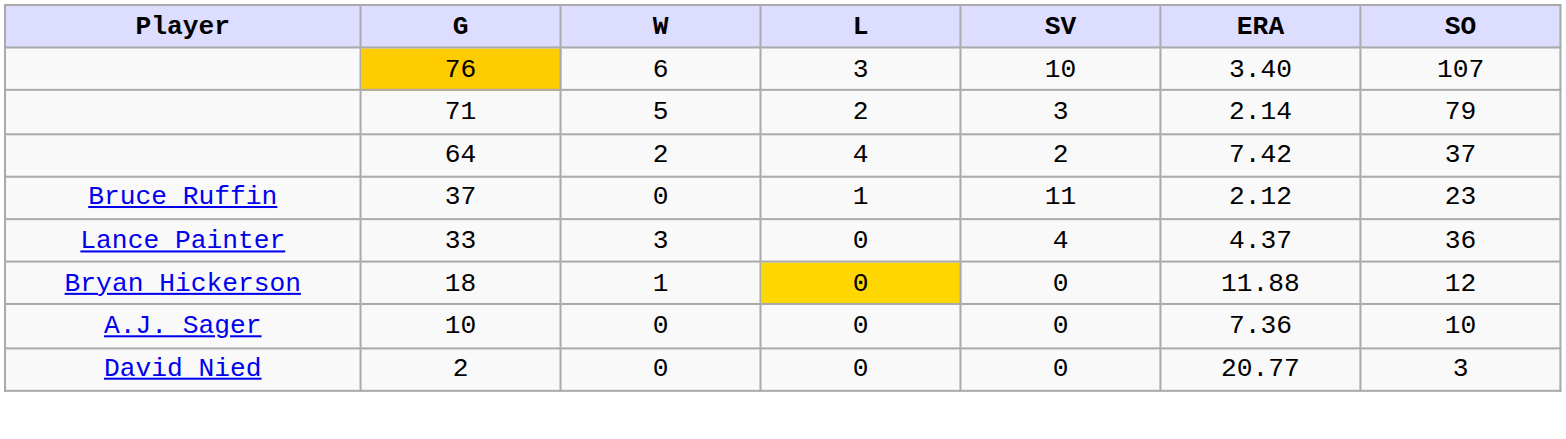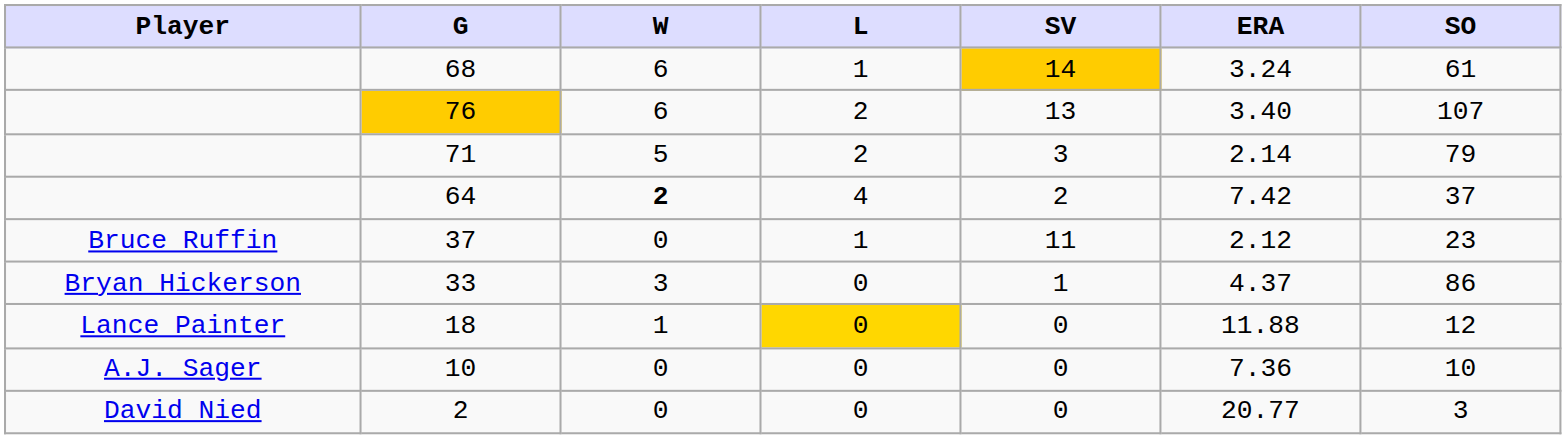+ row: (461, 69)
(861, 69) 3 -> (861, 112) 2
(1061, 69) 10 -> (1061, 112) 13
(661, 155) normal -> (661, 198) bold
(183, 240) Lance Painter -> (183, 283) Bryan Hickerson
(1061, 240) 4 -> (1061, 283) 1
(1461, 240) 36 -> (1461, 283) 86
(183, 283) Bryan Hickerson -> (183, 326) Lance Painter
